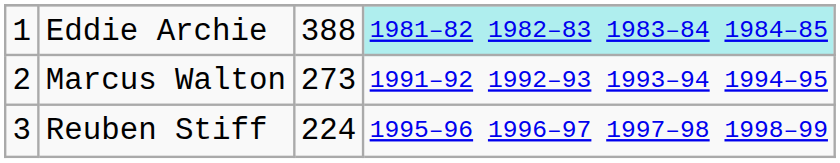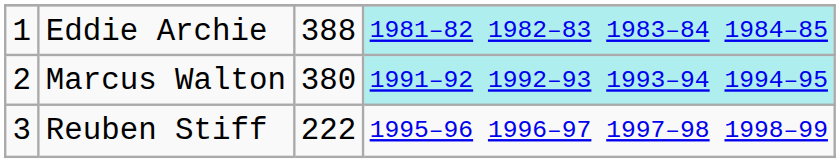(328, 81) 273 -> (328, 81) 380
(599, 81) no background -> (599, 81) paleturquoise background
(328, 131) 224 -> (328, 131) 222
